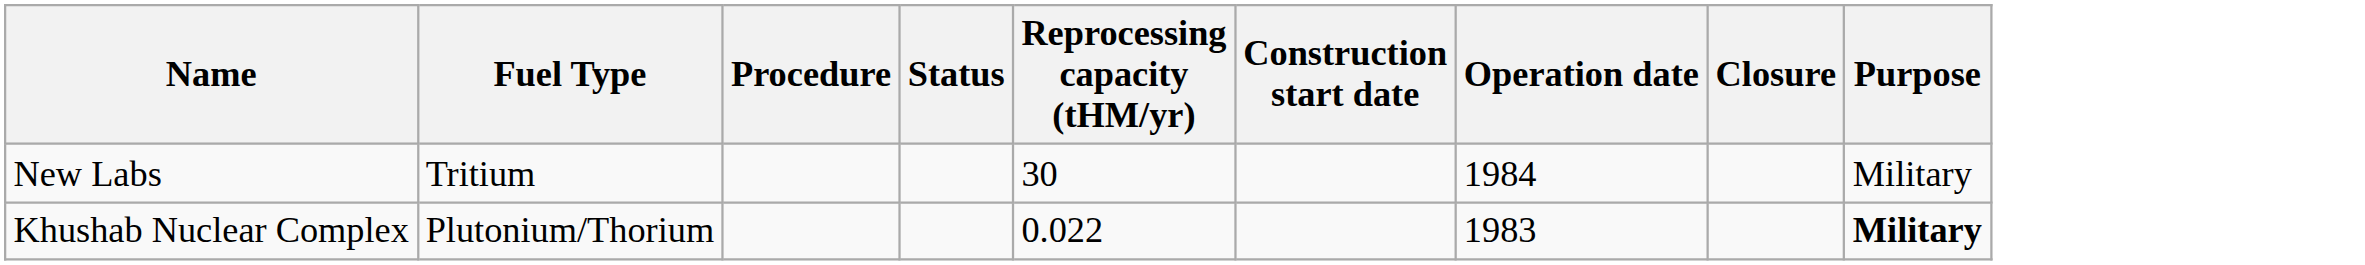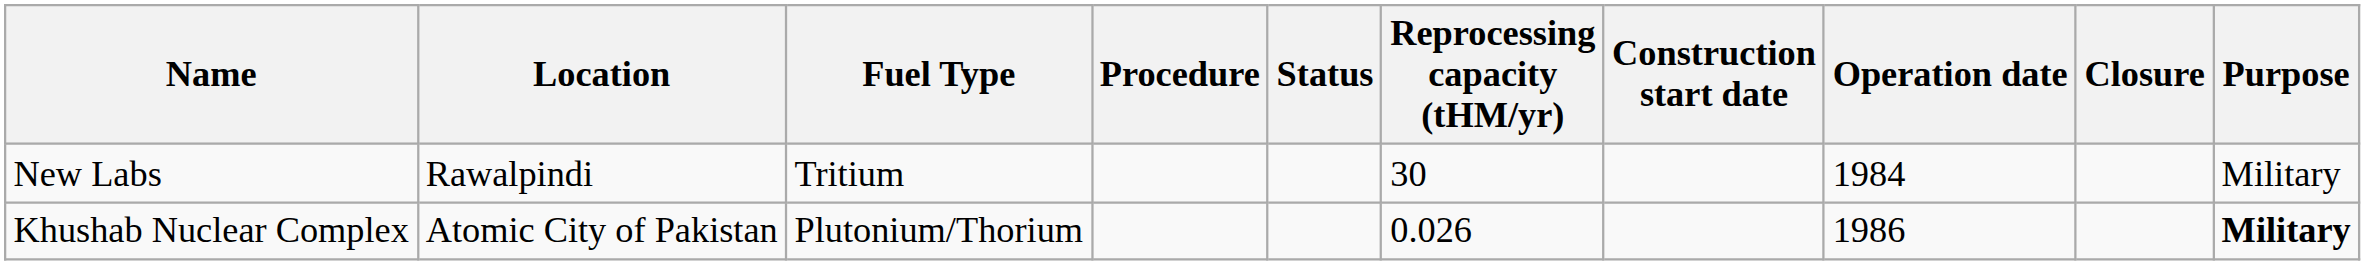+ column: (602, 74)
(1062, 230) 0.022 -> (1431, 230) 0.026
(1500, 230) 1983 -> (1869, 230) 1986
